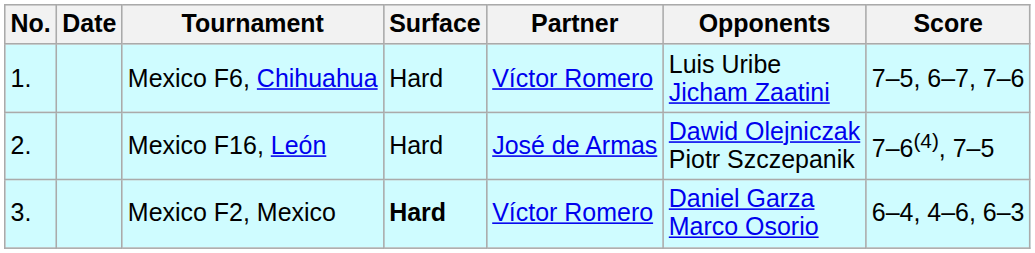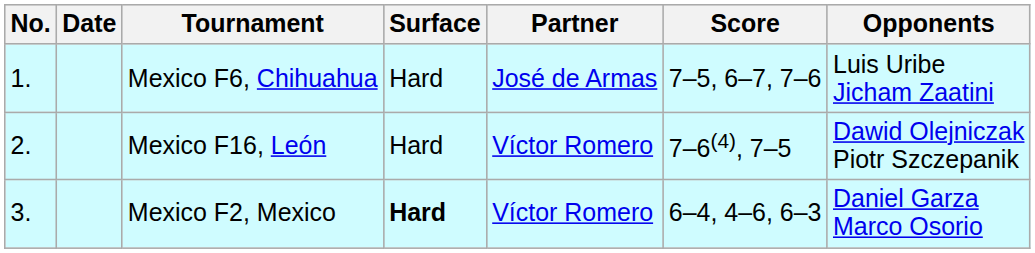columns swapped: (765, 24) <-> (948, 24)
(573, 77) Víctor Romero -> (575, 77) José de Armas
(575, 145) José de Armas -> (573, 145) Víctor Romero
